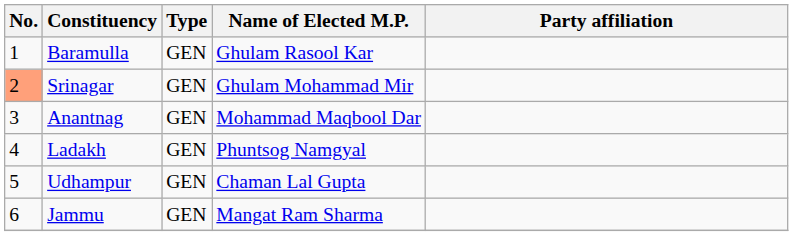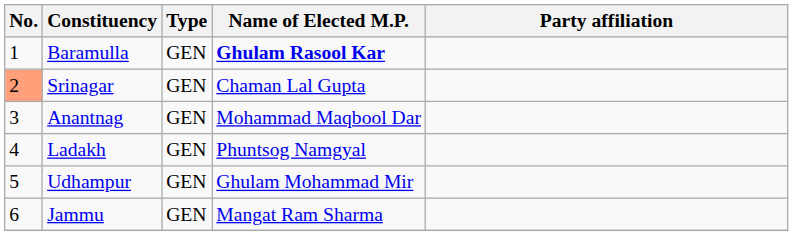(295, 53) normal -> (301, 53) bold
(315, 85) Ghulam Mohammad Mir -> (291, 85) Chaman Lal Gupta
(291, 182) Chaman Lal Gupta -> (315, 182) Ghulam Mohammad Mir
